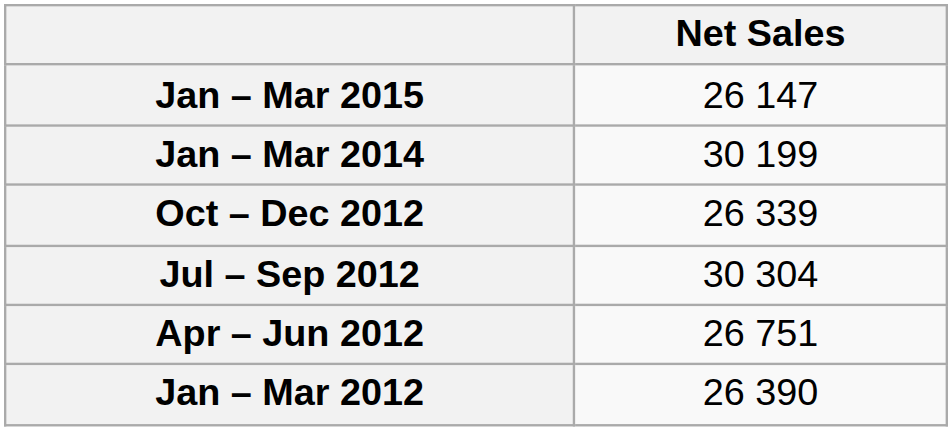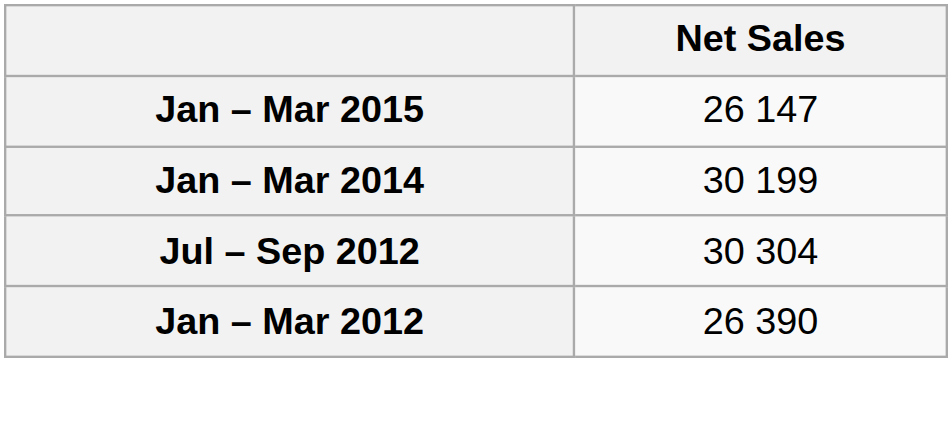- row: (290, 214)
- row: (290, 333)
